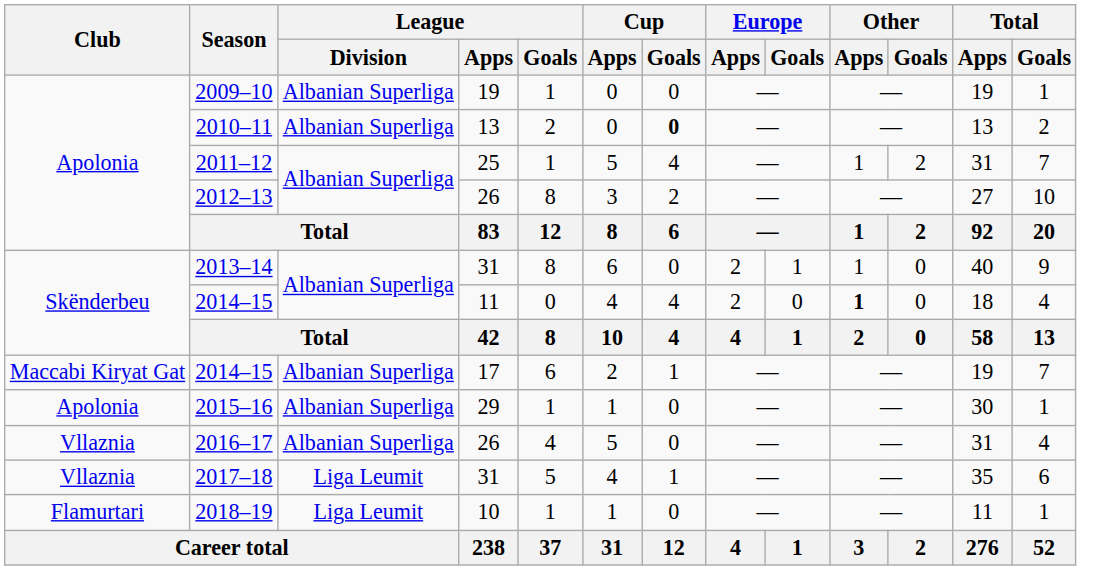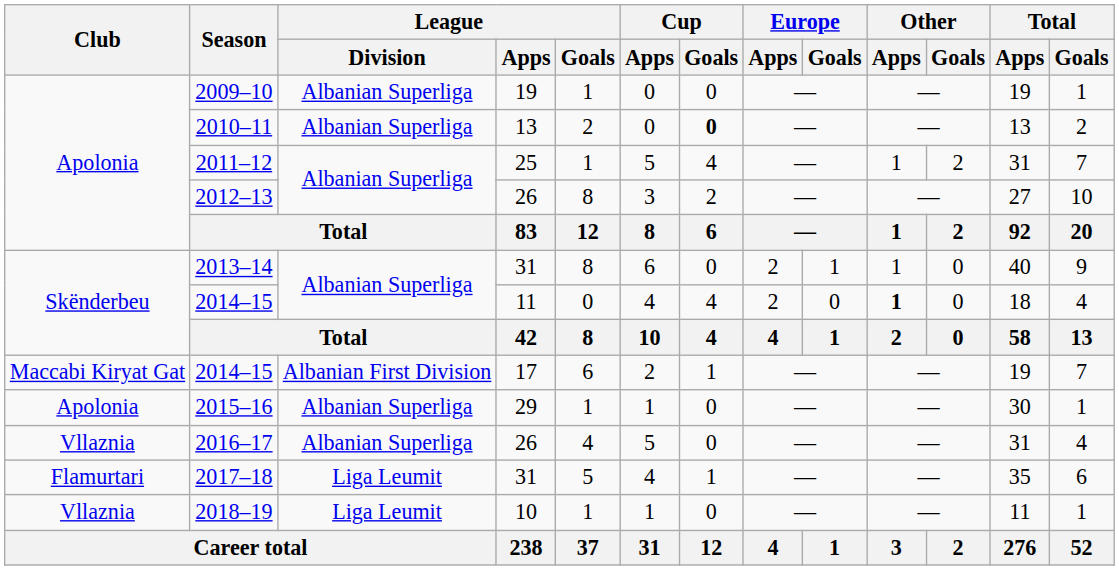(368, 372) Albanian Superliga -> (387, 372) Albanian First Division
(97, 477) Vllaznia -> (97, 477) Flamurtari
(97, 512) Flamurtari -> (97, 512) Vllaznia
